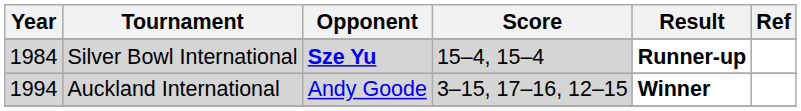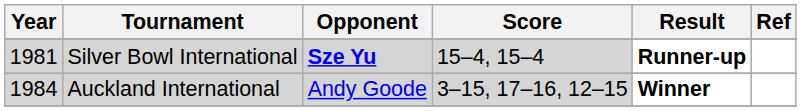(34, 56) 1984 -> (34, 56) 1981
(34, 90) 1994 -> (34, 90) 1984
